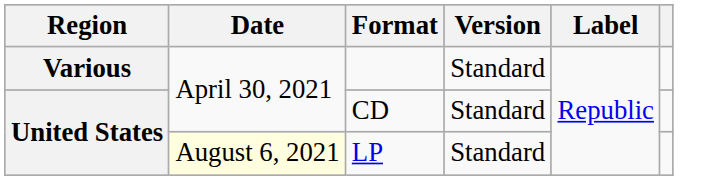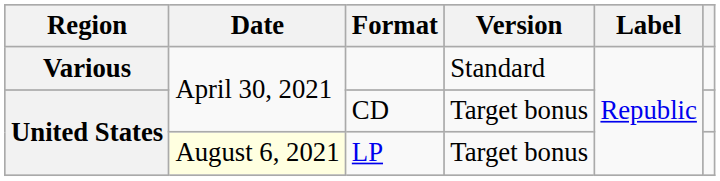(498, 110) Standard -> (519, 110) Target bonus
(498, 152) Standard -> (519, 152) Target bonus
